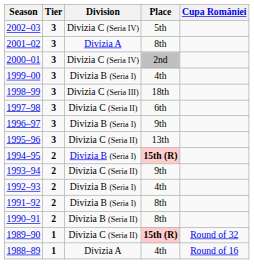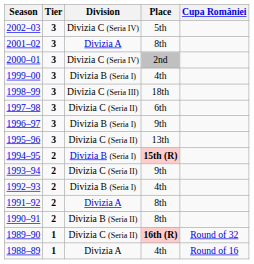(103, 203) Divizia B (Seria I) -> (103, 203) Divizia A
(160, 235) 15th (R) -> (160, 235) 16th (R)
